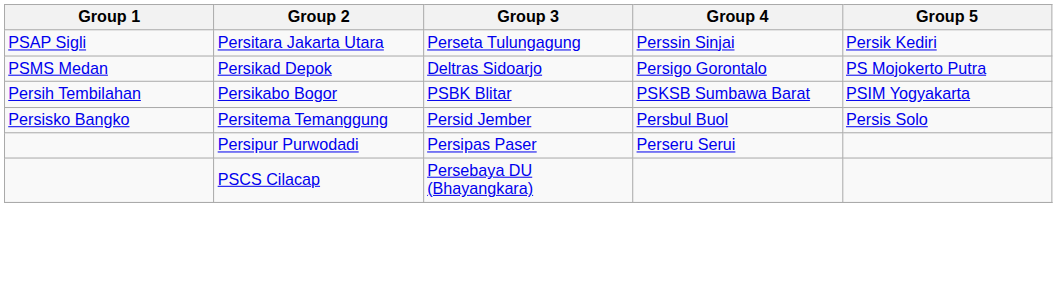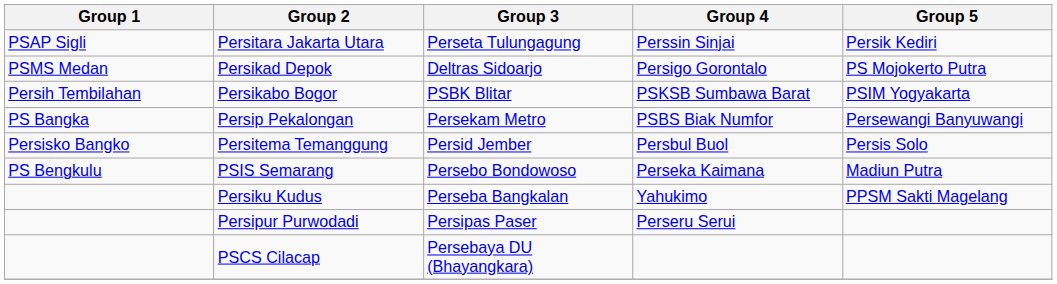+ row: (286, 119)
+ row: (276, 171)
+ row: (270, 196)
